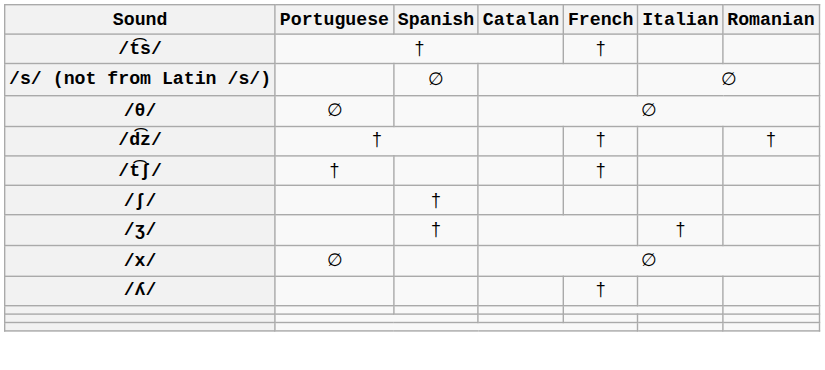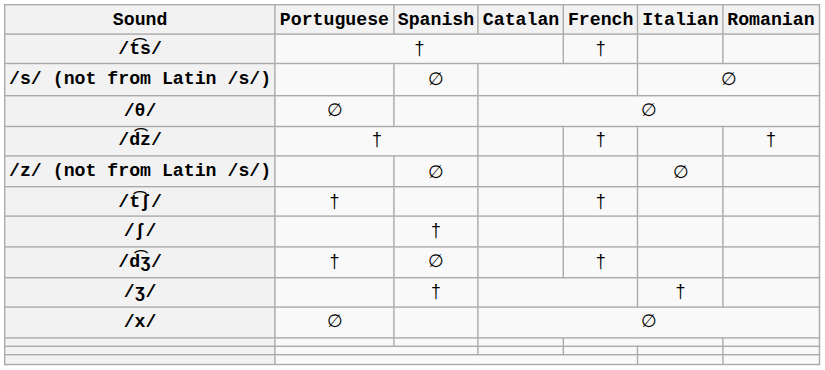+ row: (140, 171)
+ row: (140, 262)
- row: (140, 291)
